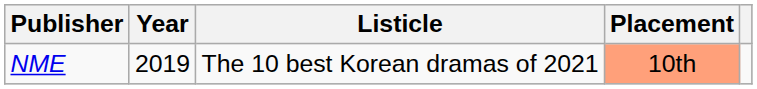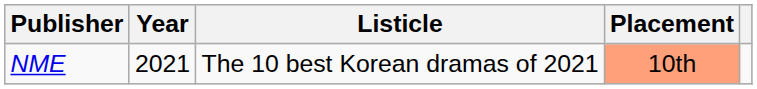(163, 63) 2019 -> (163, 63) 2021
